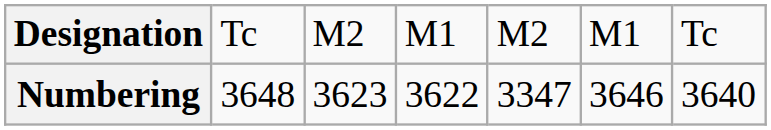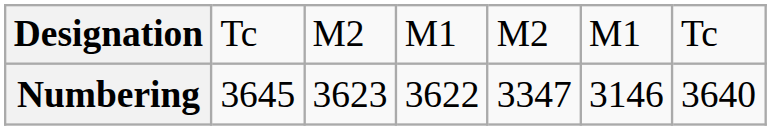(258, 93) 3648 -> (258, 93) 3645
(626, 93) 3646 -> (626, 93) 3146
